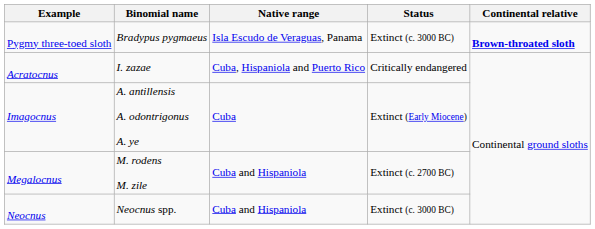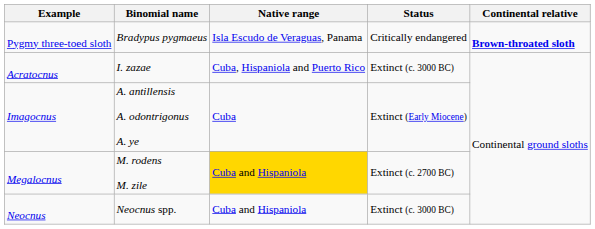(412, 37) Extinct (c. 3000 BC) -> (419, 37) Critically endangered
(419, 67) Critically endangered -> (412, 67) Extinct (c. 3000 BC)
(259, 172) no background -> (259, 172) gold background
